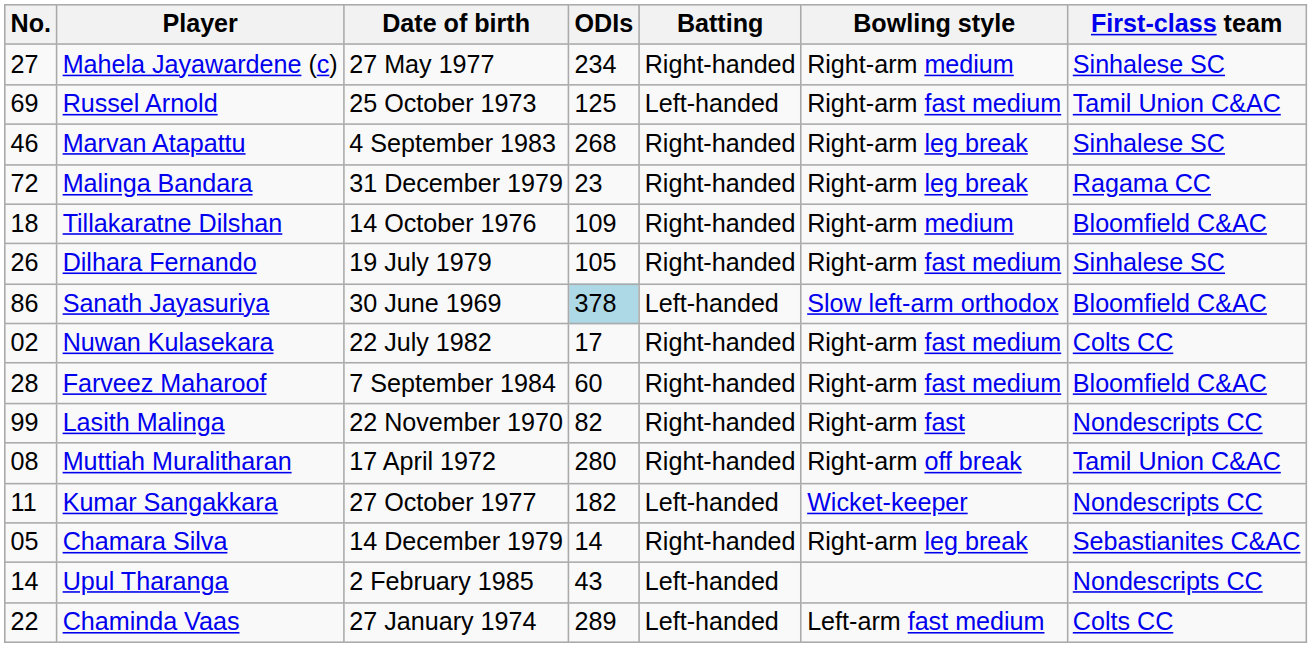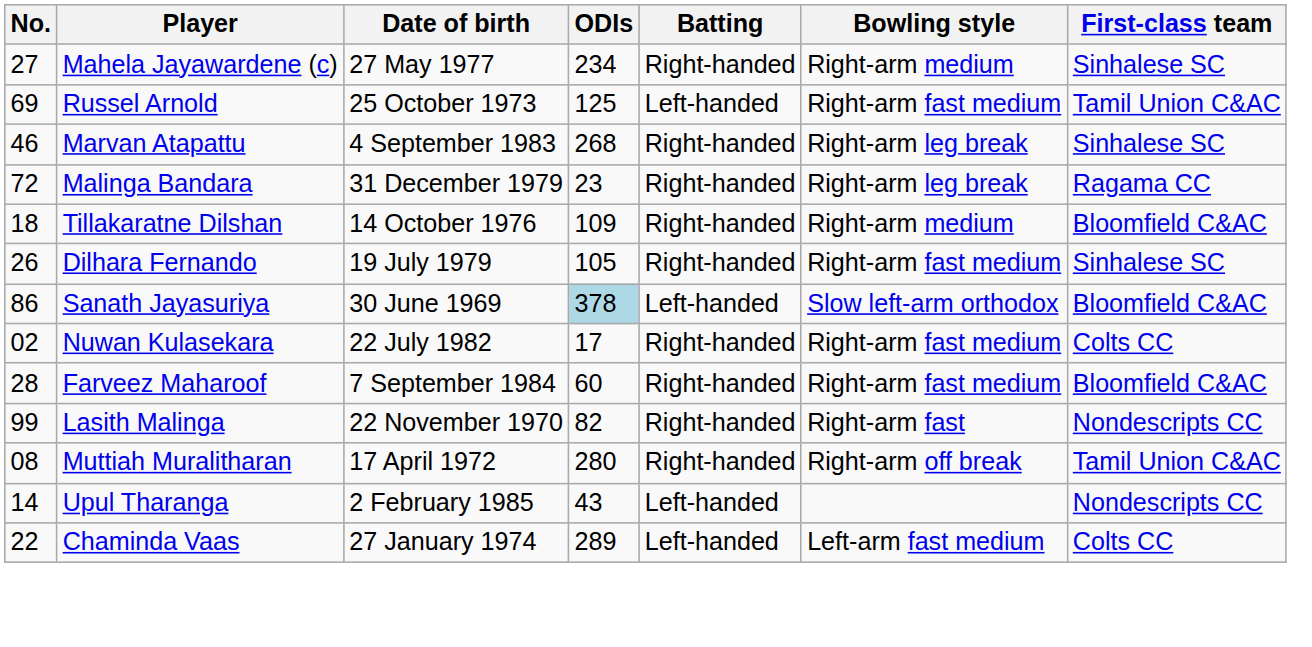- row: (170, 502)
- row: (145, 542)
